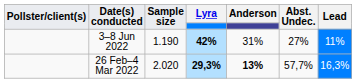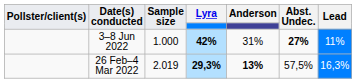(166, 42) 1.190 -> (166, 42) 1.000
(298, 42) normal -> (298, 42) bold
(166, 66) 2.020 -> (166, 66) 2.019
(298, 66) 57,7% -> (298, 66) 57,5%
